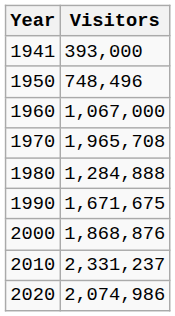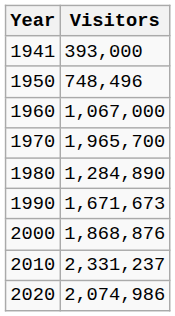(115, 143) 1,965,708 -> (115, 143) 1,965,700
(115, 173) 1,284,888 -> (115, 173) 1,284,890
(115, 204) 1,671,675 -> (115, 204) 1,671,673
